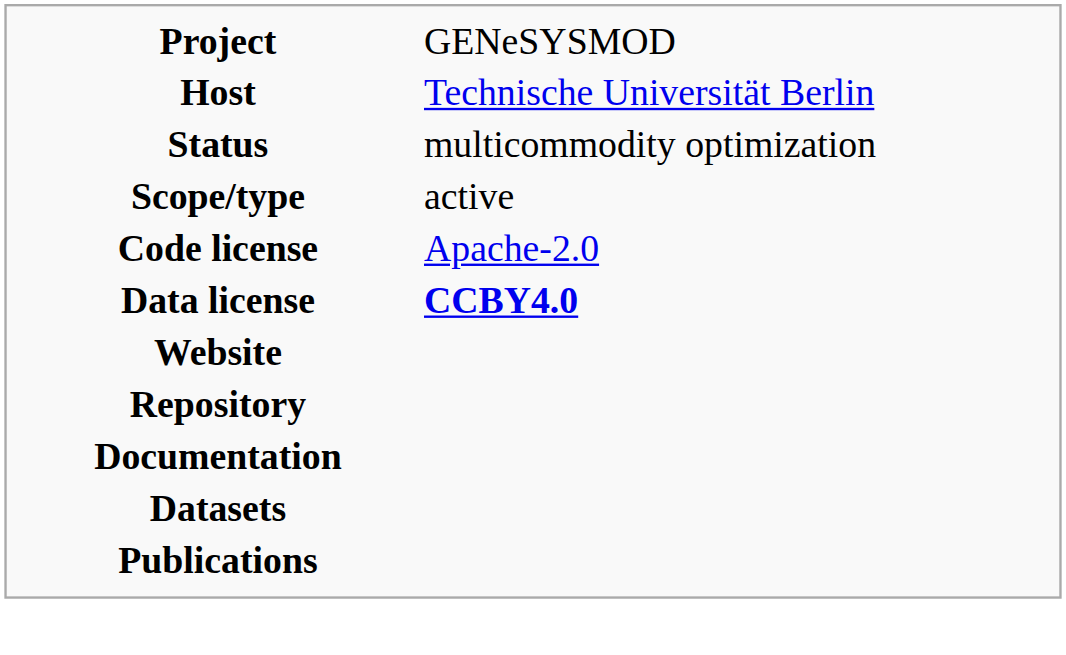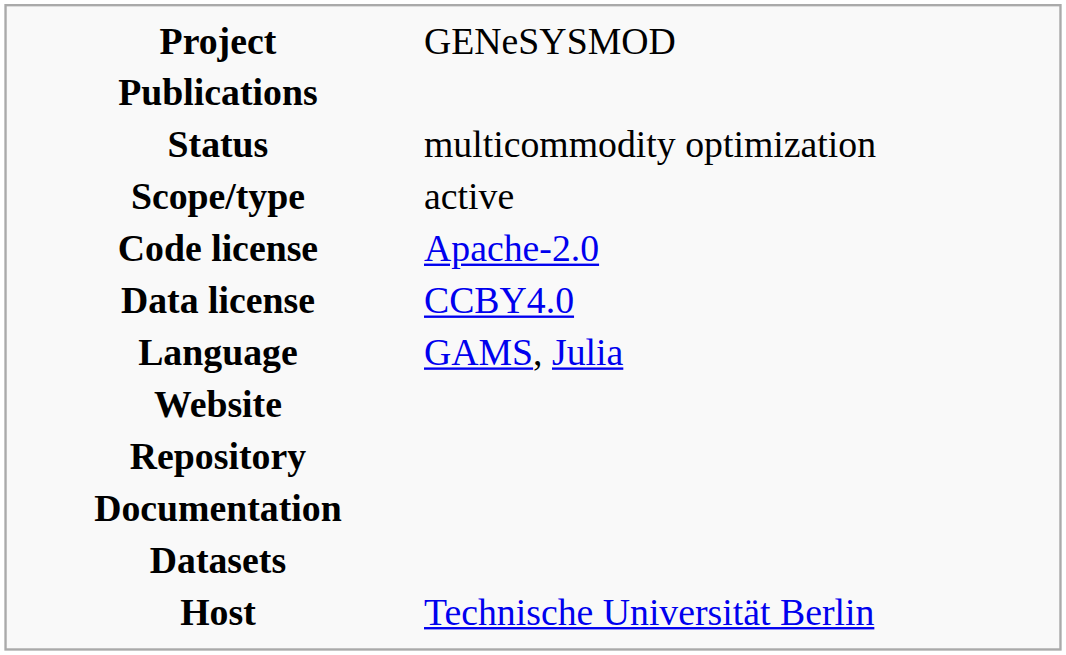rows swapped: (218, 93) <-> (218, 560)
(501, 301) bold -> (499, 301) normal
+ row: (218, 353)
